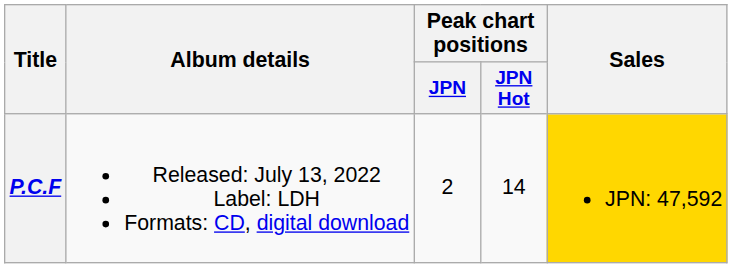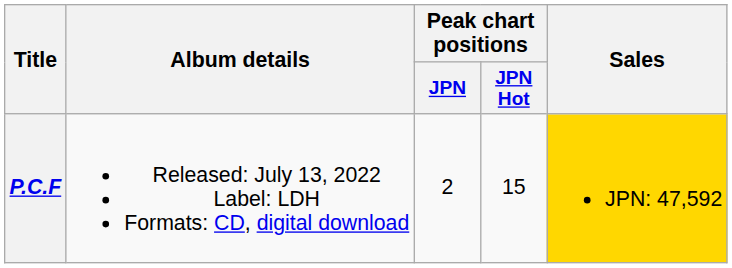(514, 187) 14 -> (514, 187) 15
